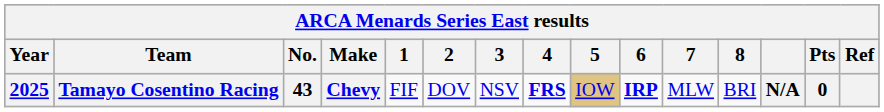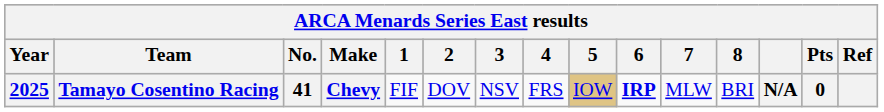(303, 89) 43 -> (303, 89) 41
(547, 89) bold -> (546, 89) normal
